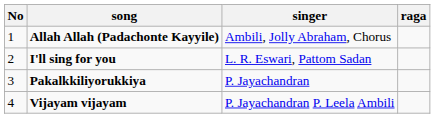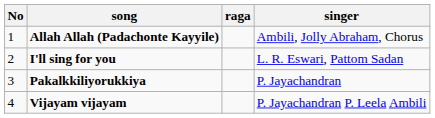columns swapped: (310, 15) <-> (414, 15)
